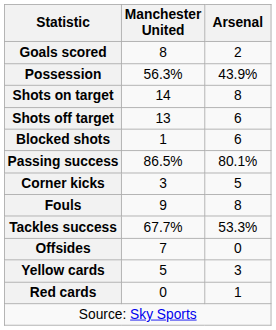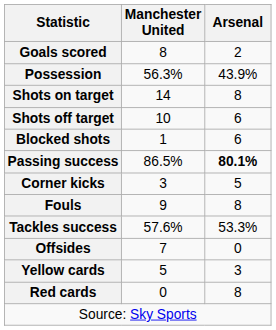(163, 118) 13 -> (163, 118) 10
(238, 161) normal -> (238, 161) bold
(163, 227) 67.7% -> (163, 227) 57.6%
(238, 292) 1 -> (238, 292) 8
